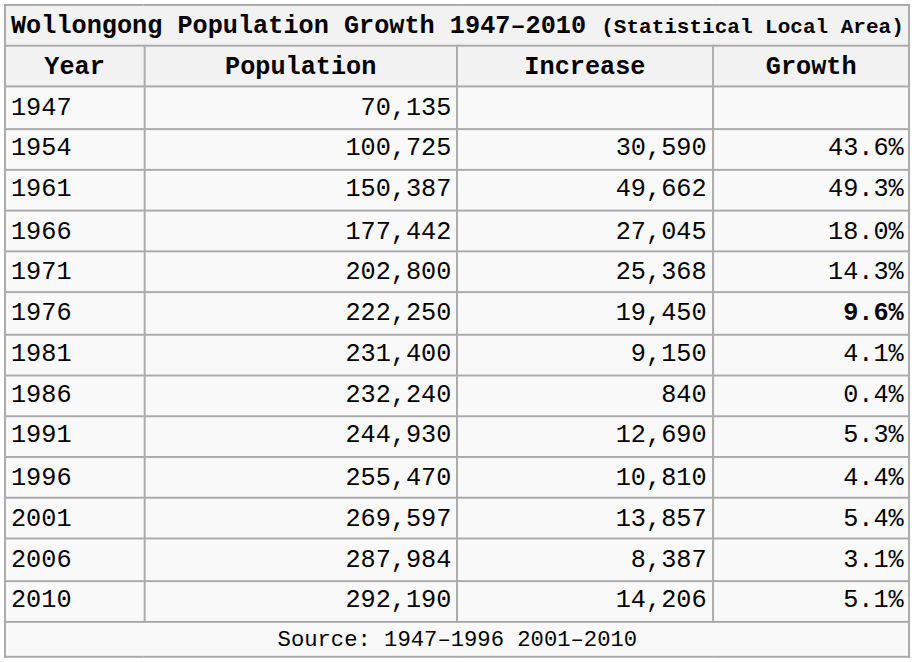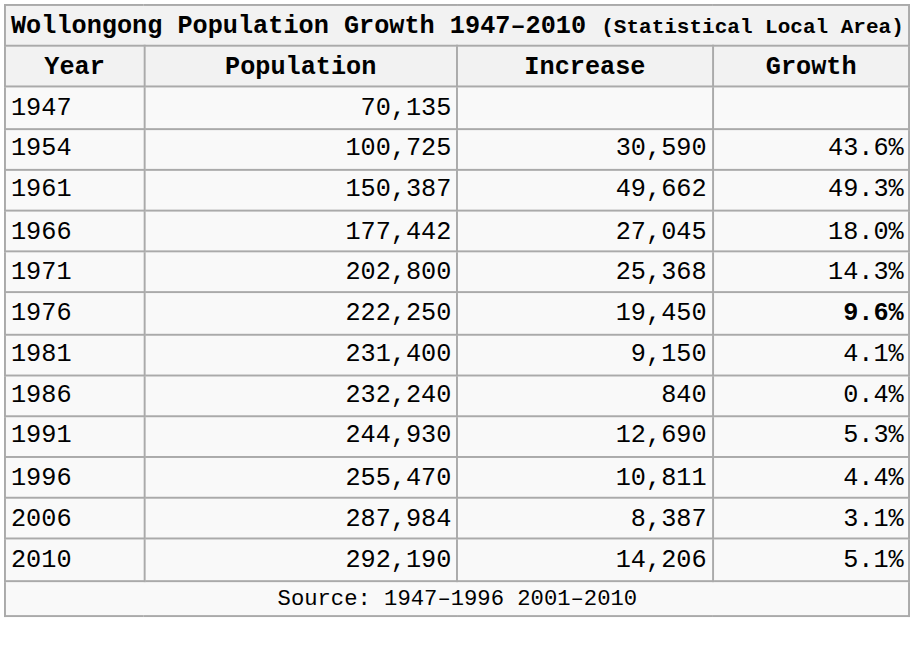(661, 478) 10,810 -> (661, 478) 10,811
- row: (41, 519)
